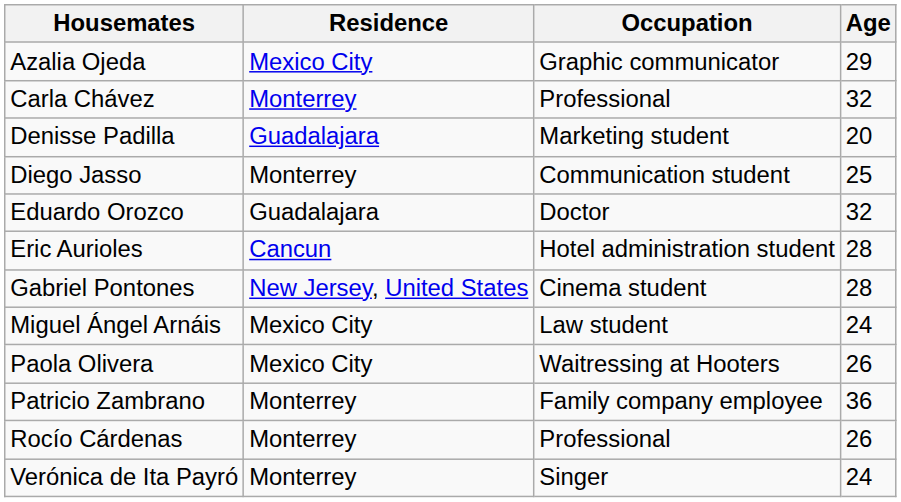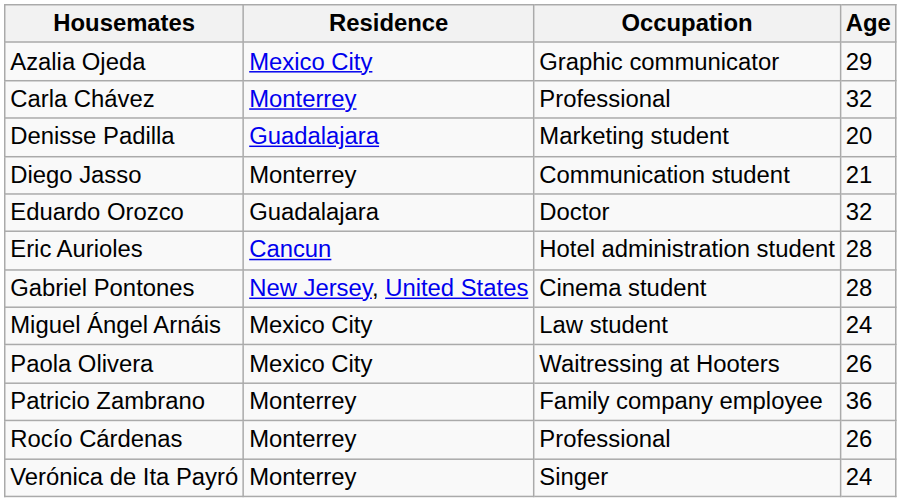(859, 174) 25 -> (859, 174) 21
